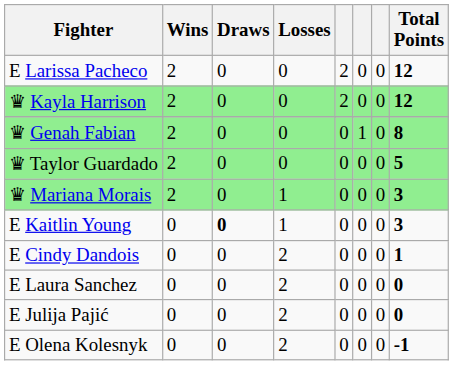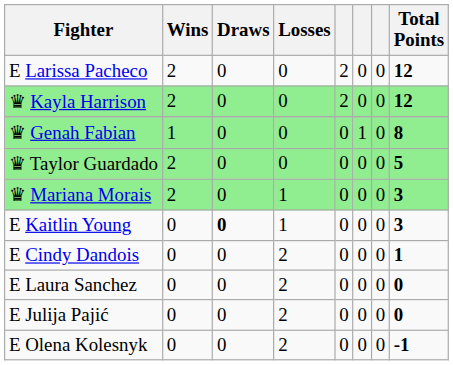(171, 132) 2 -> (171, 132) 1
